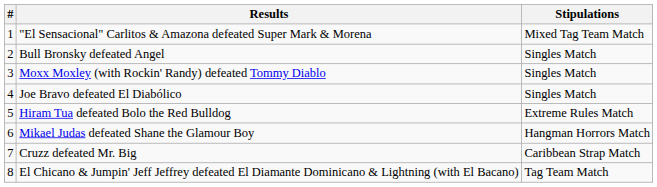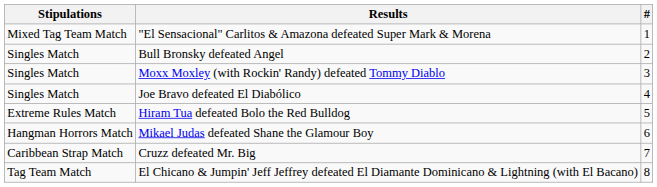columns swapped: (10, 14) <-> (587, 14)
